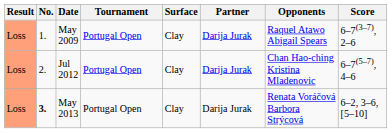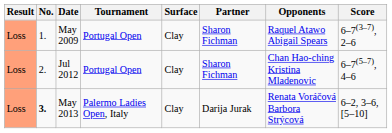(227, 35) Darija Jurak -> (220, 35) Sharon Fichman
(227, 69) Darija Jurak -> (220, 69) Sharon Fichman
(112, 108) Portugal Open -> (115, 108) Palermo Ladies Open, Italy
